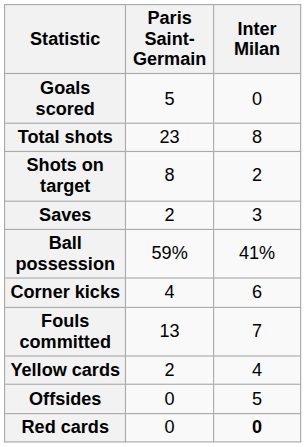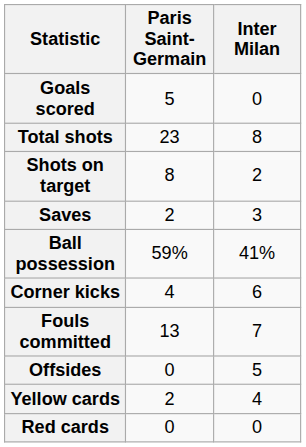rows swapped: (65, 398) <-> (65, 370)
(257, 427) bold -> (257, 427) normal
